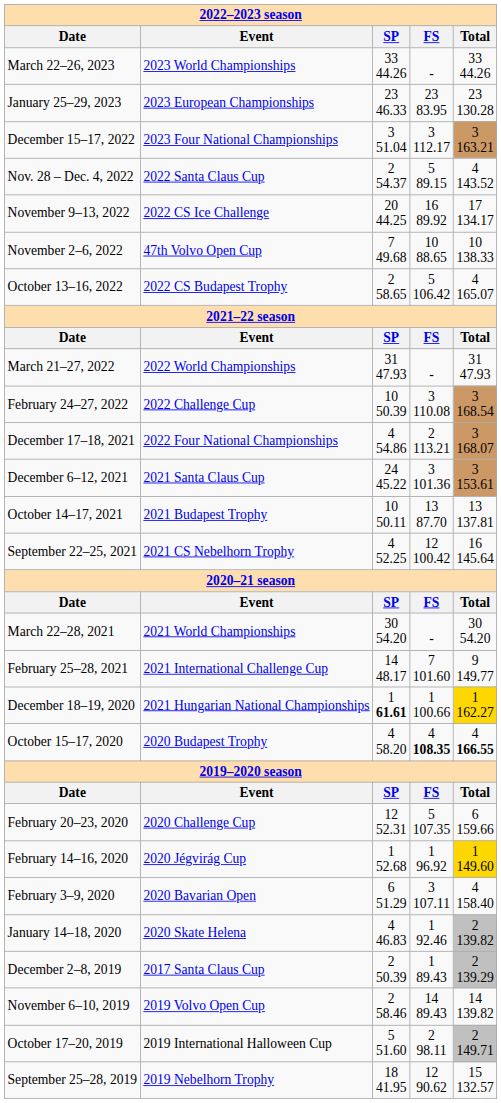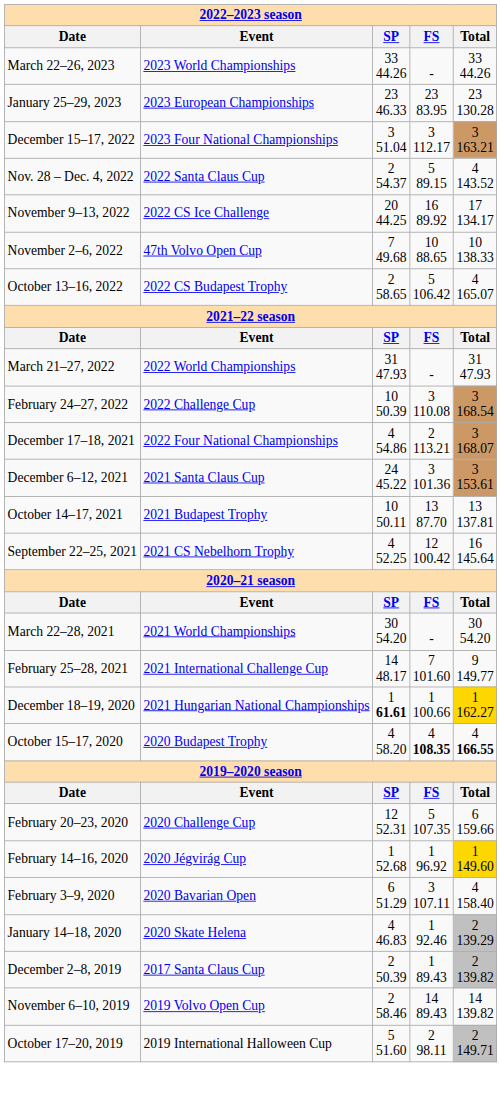(475, 932) 2 139.82 -> (475, 932) 2 139.29
(475, 969) 2 139.29 -> (475, 969) 2 139.82
- row: (72, 1080)
